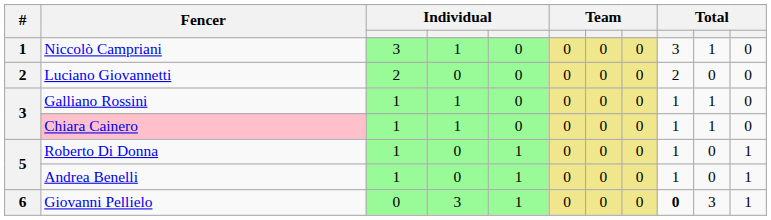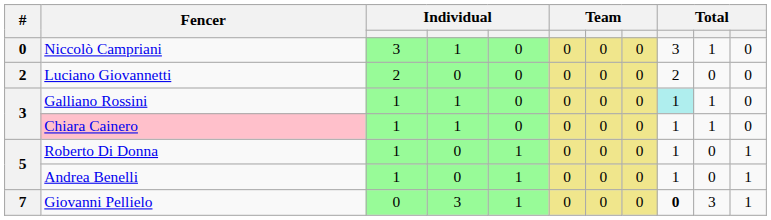(23, 50) 1 -> (23, 50) 0
(676, 101) no background -> (676, 101) paleturquoise background
(23, 202) 6 -> (23, 202) 7
